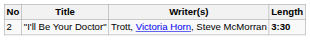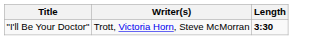- column: (13, 12)
